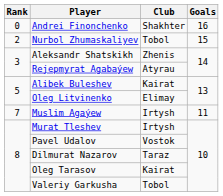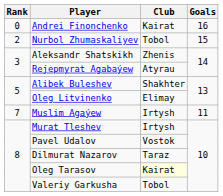(164, 26) Shakhter -> (159, 26) Kairat
(159, 84) Kairat -> (164, 84) Shakhter
(159, 170) no background -> (159, 170) lightyellow background
